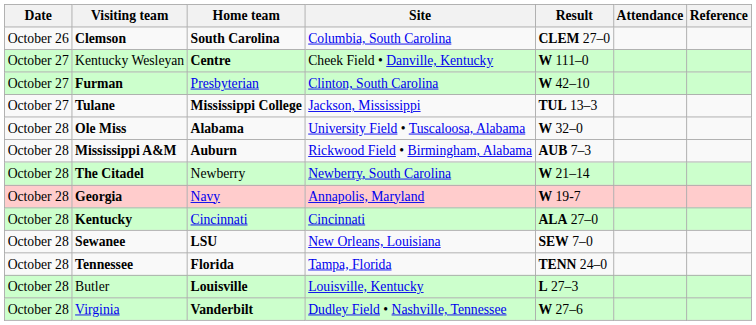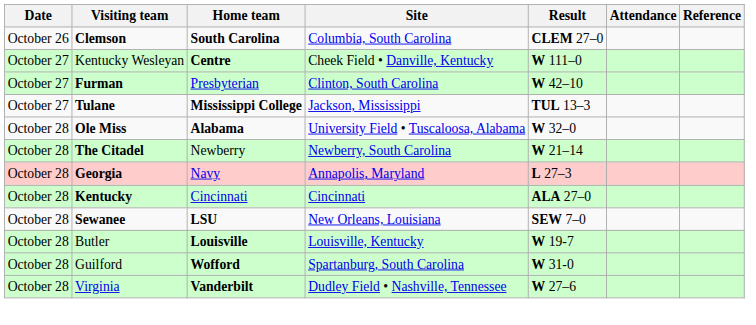- row: (126, 151)
(559, 196) W 19-7 -> (552, 173) L 27–3
- row: (104, 264)
(558, 286) L 27–3 -> (553, 241) W 19-7
+ row: (99, 264)
